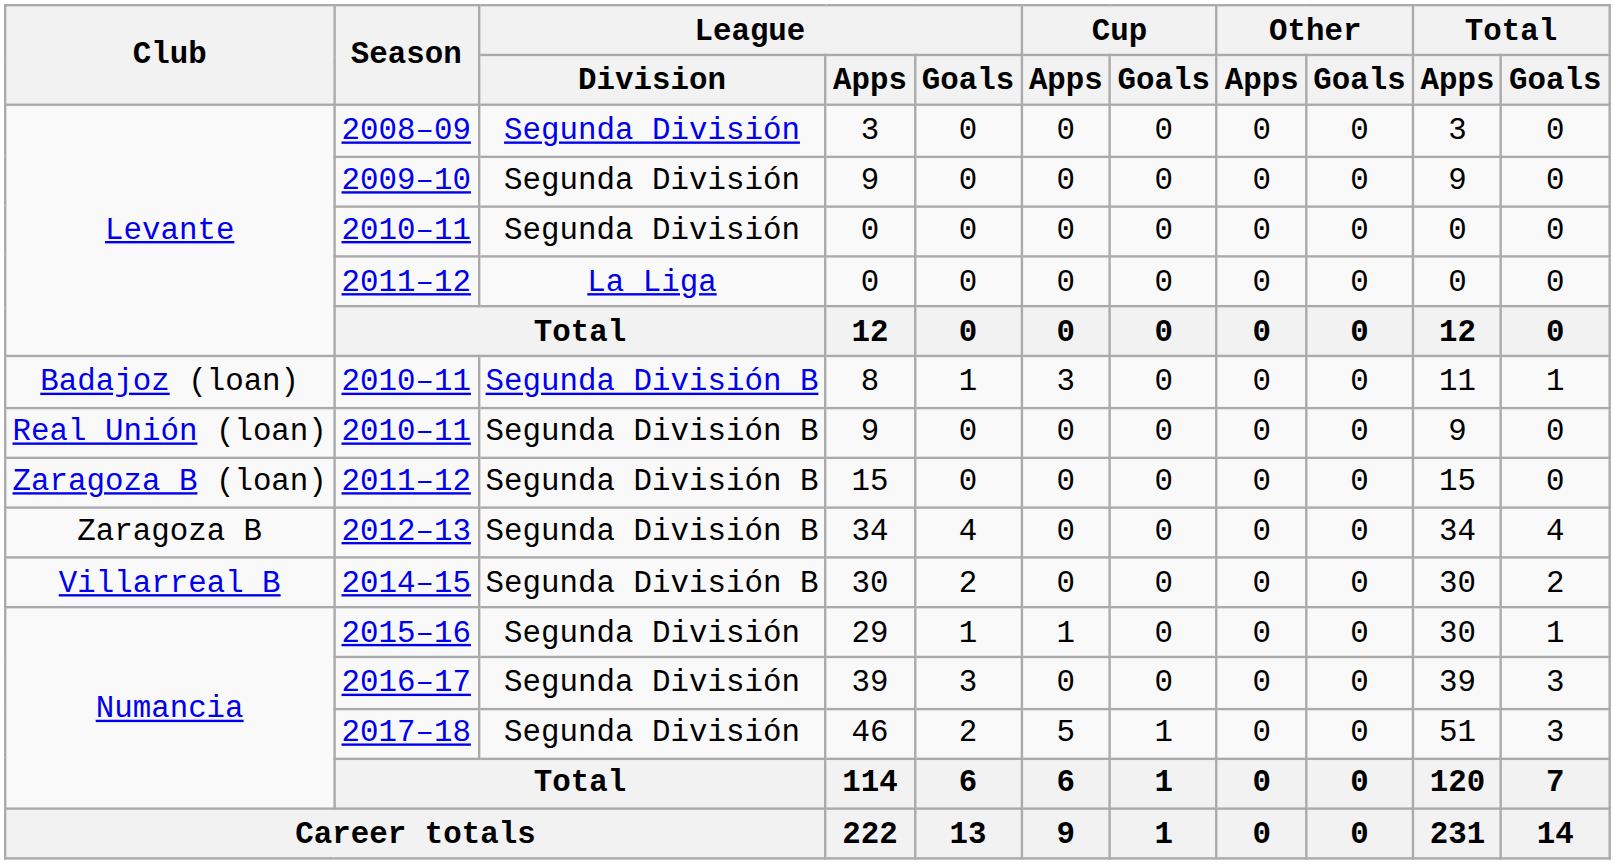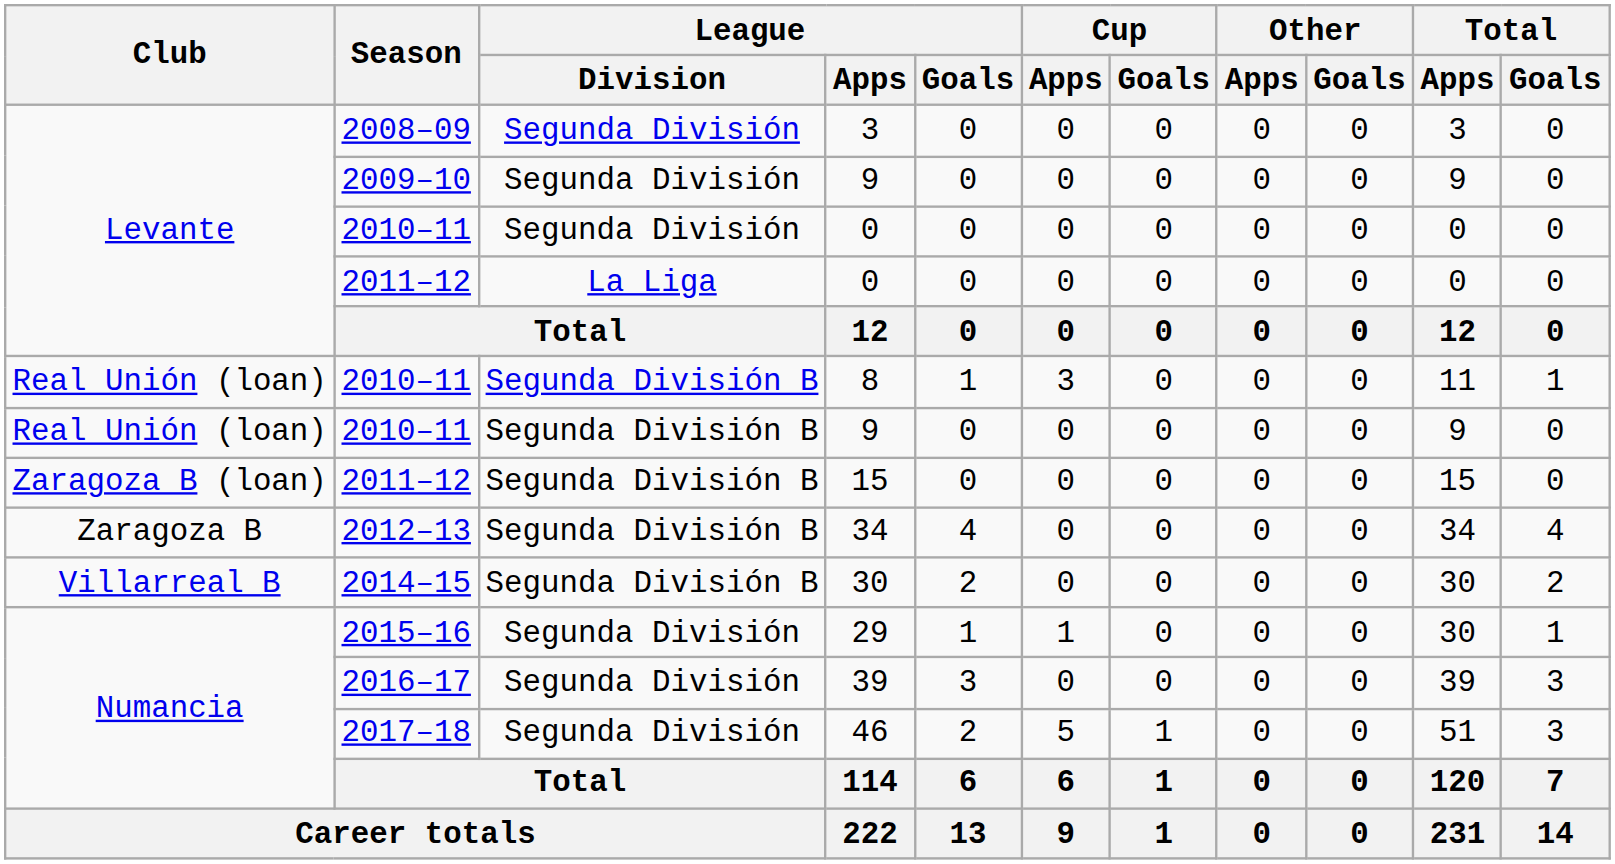(170, 382) Badajoz (loan) -> (170, 382) Real Unión (loan)
